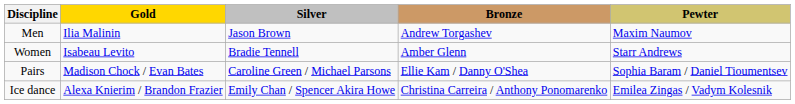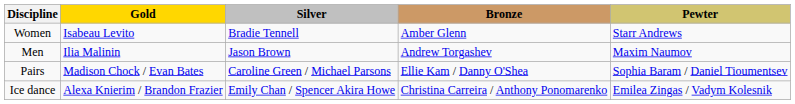rows swapped: (32, 33) <-> (32, 52)
